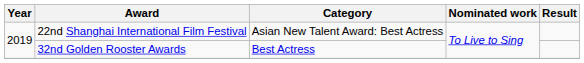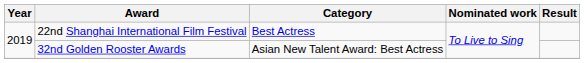(348, 31) Asian New Talent Award: Best Actress -> (283, 31) Best Actress
(283, 49) Best Actress -> (348, 49) Asian New Talent Award: Best Actress
